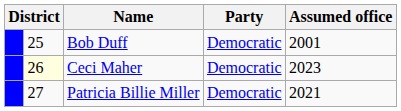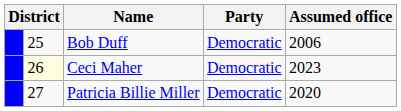(305, 42) 2001 -> (305, 42) 2006
(305, 93) 2021 -> (305, 93) 2020
